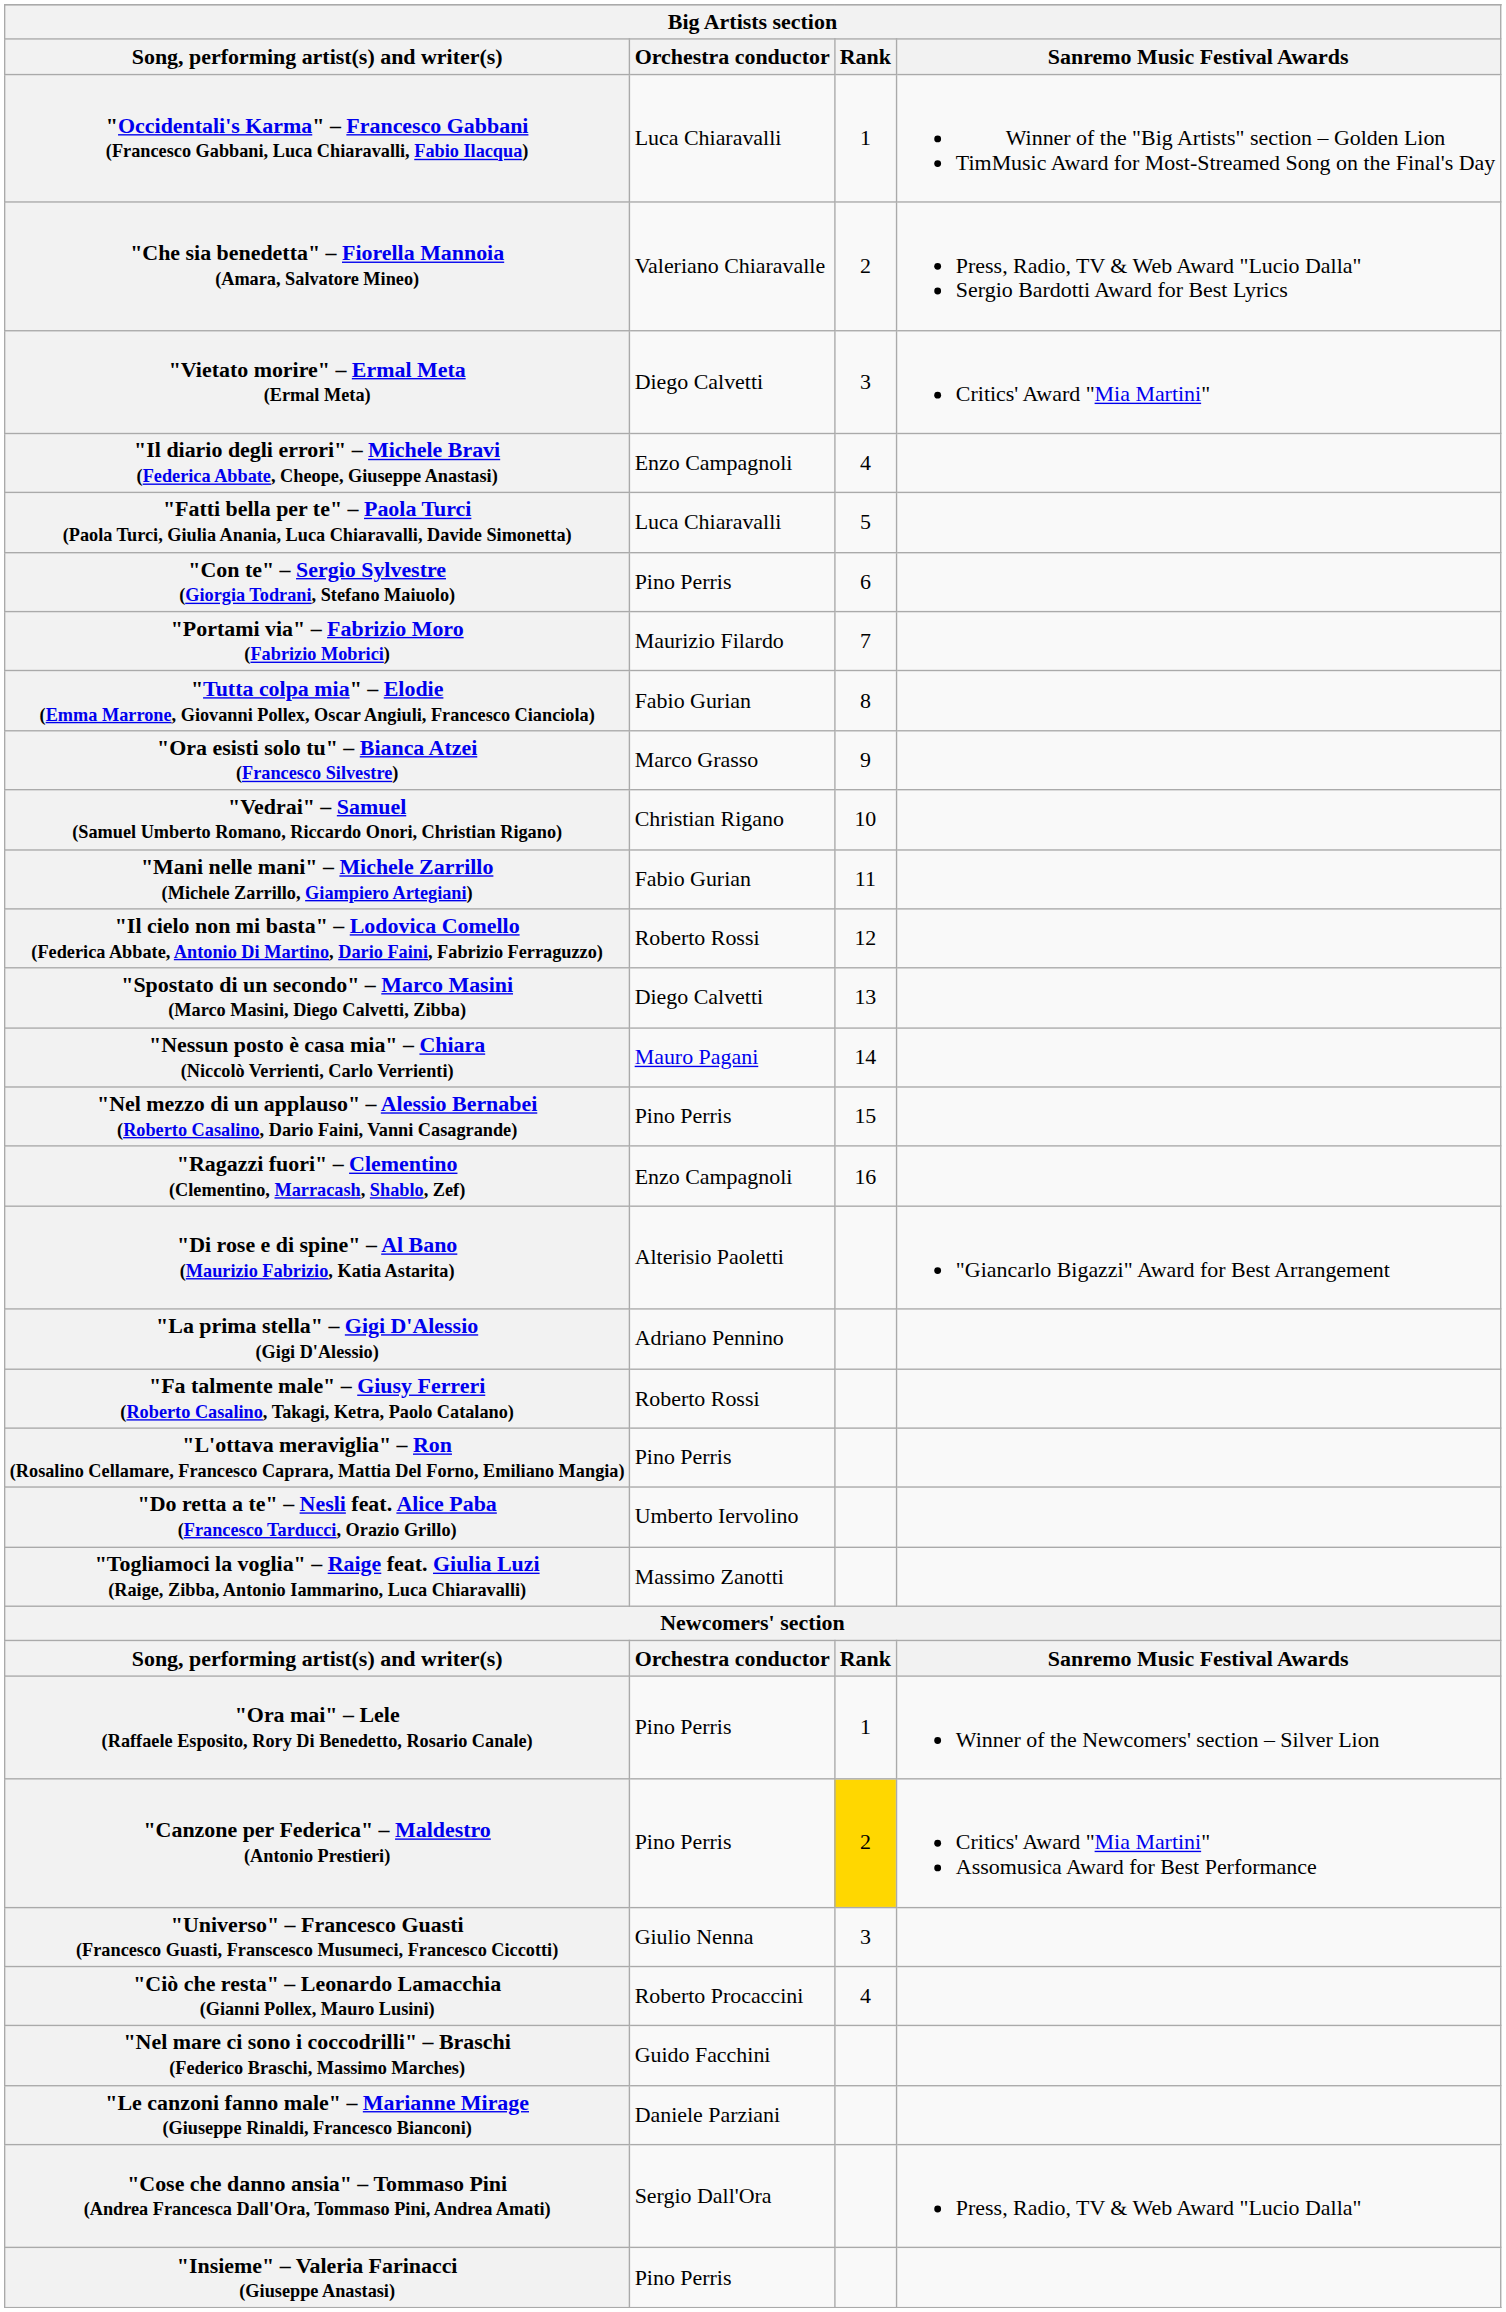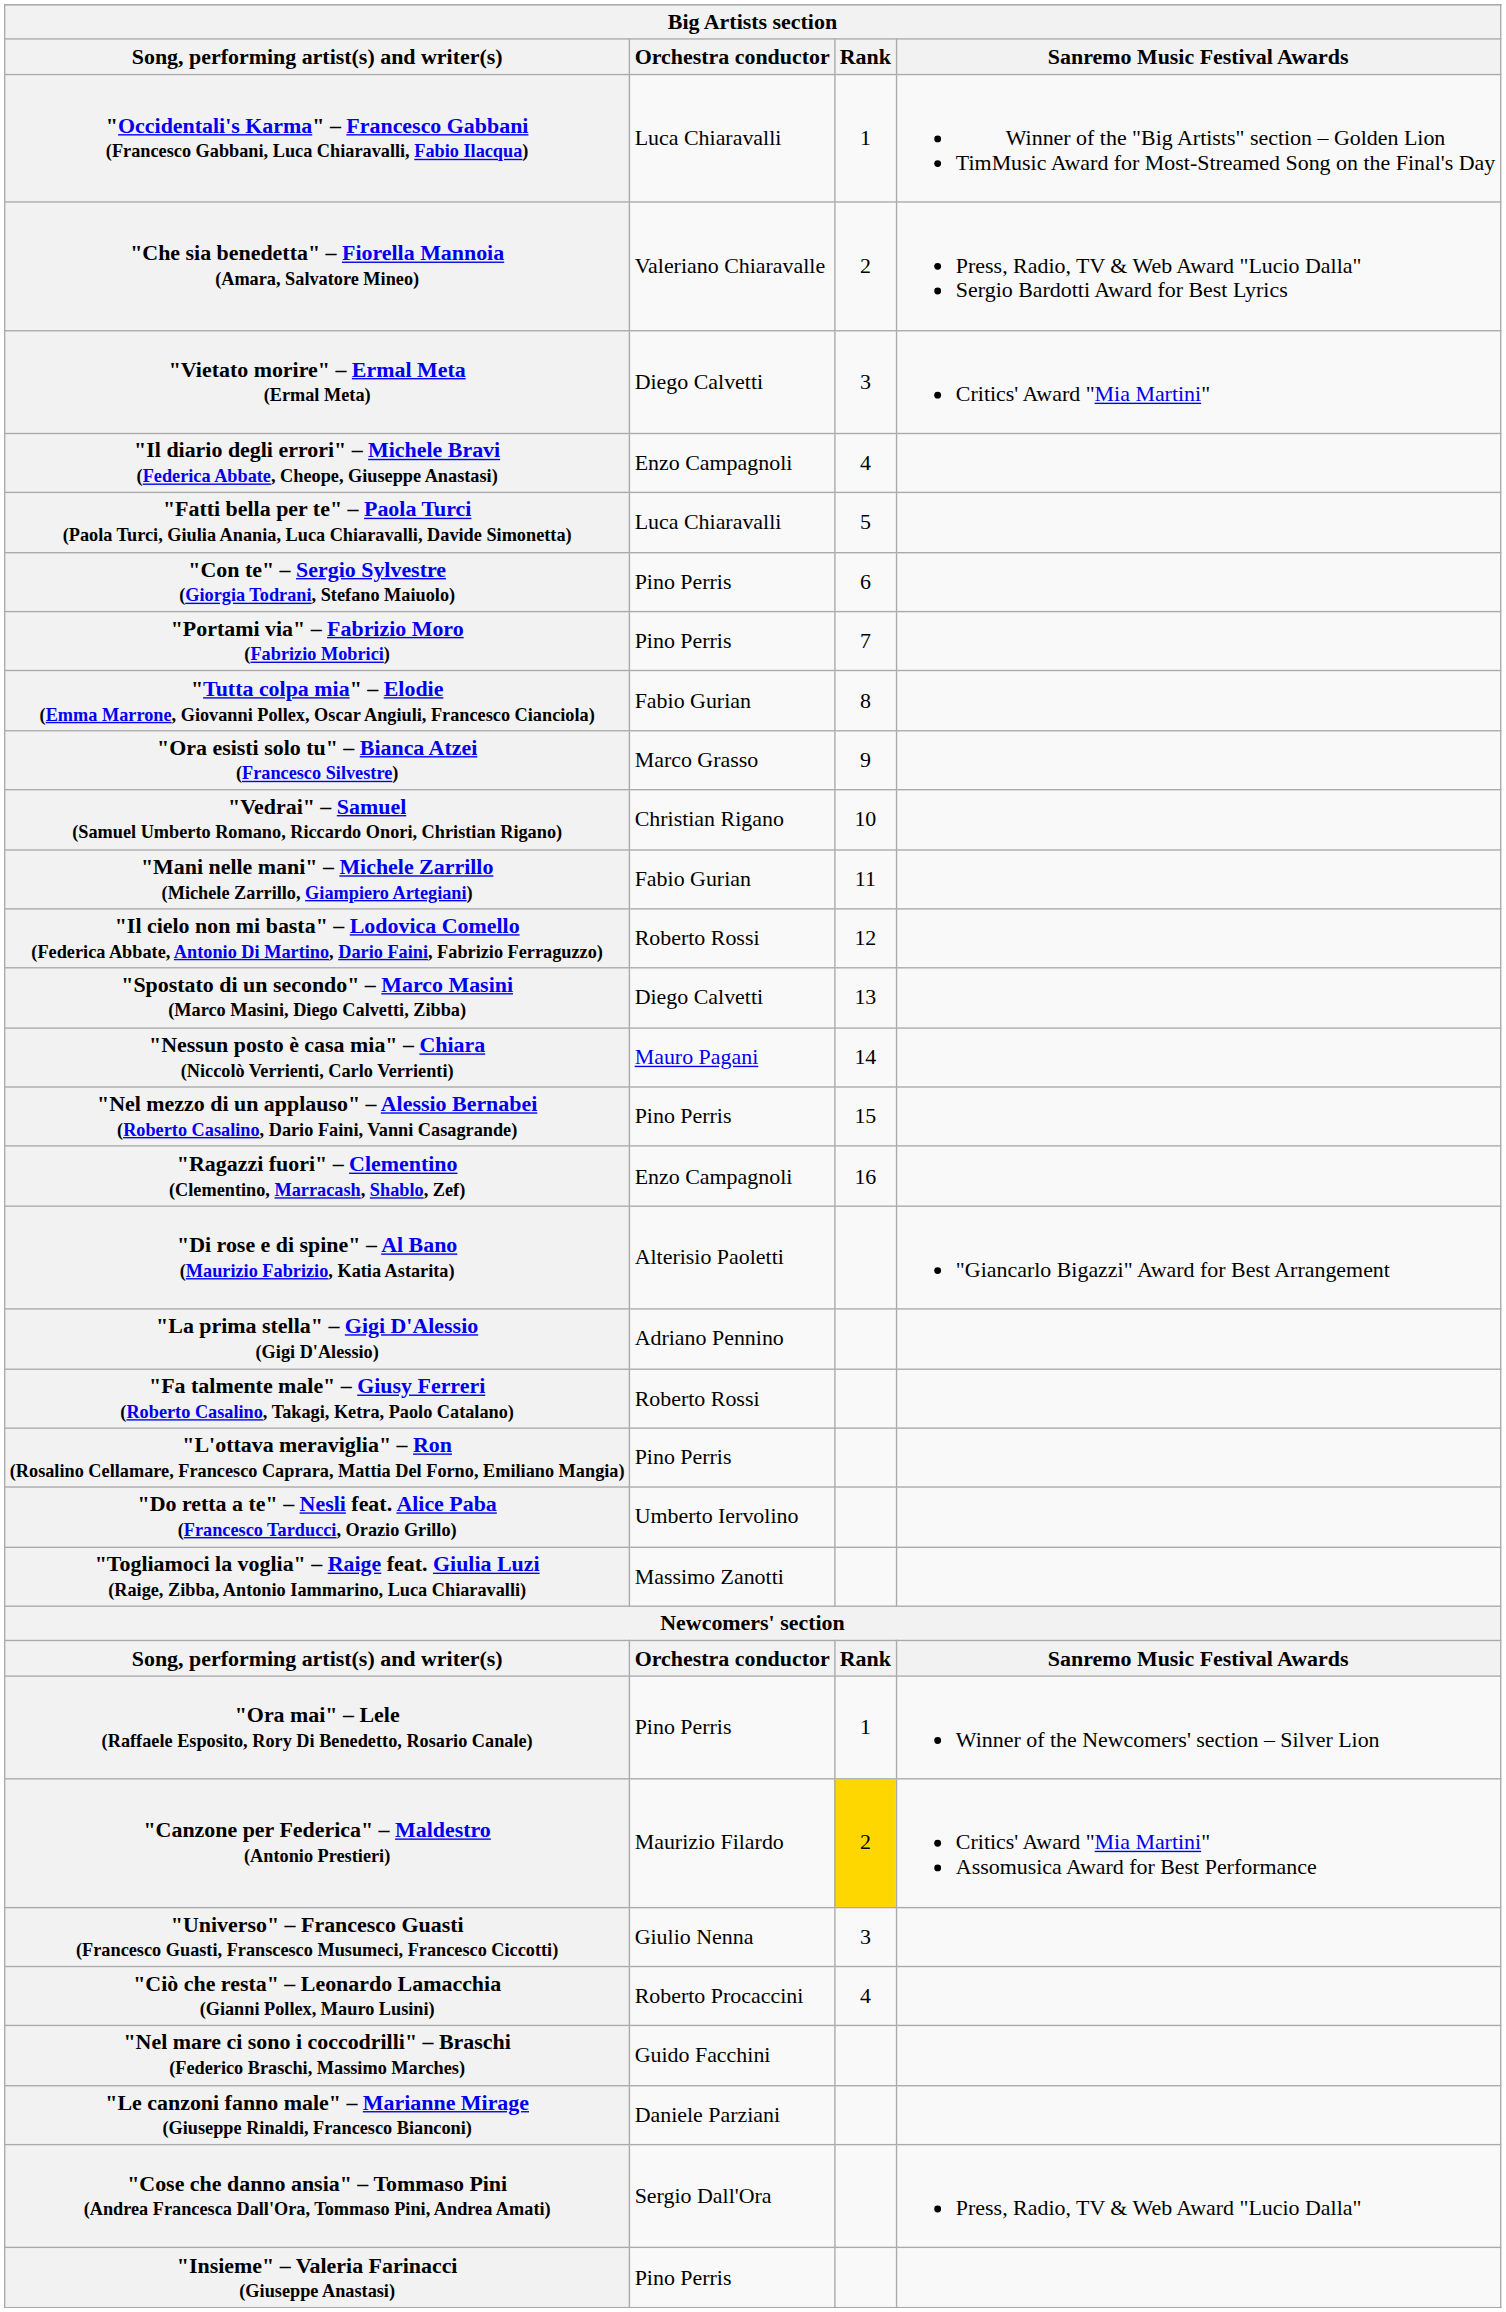(709, 641) Maurizio Filardo -> (683, 641) Pino Perris
(683, 1842) Pino Perris -> (709, 1842) Maurizio Filardo
